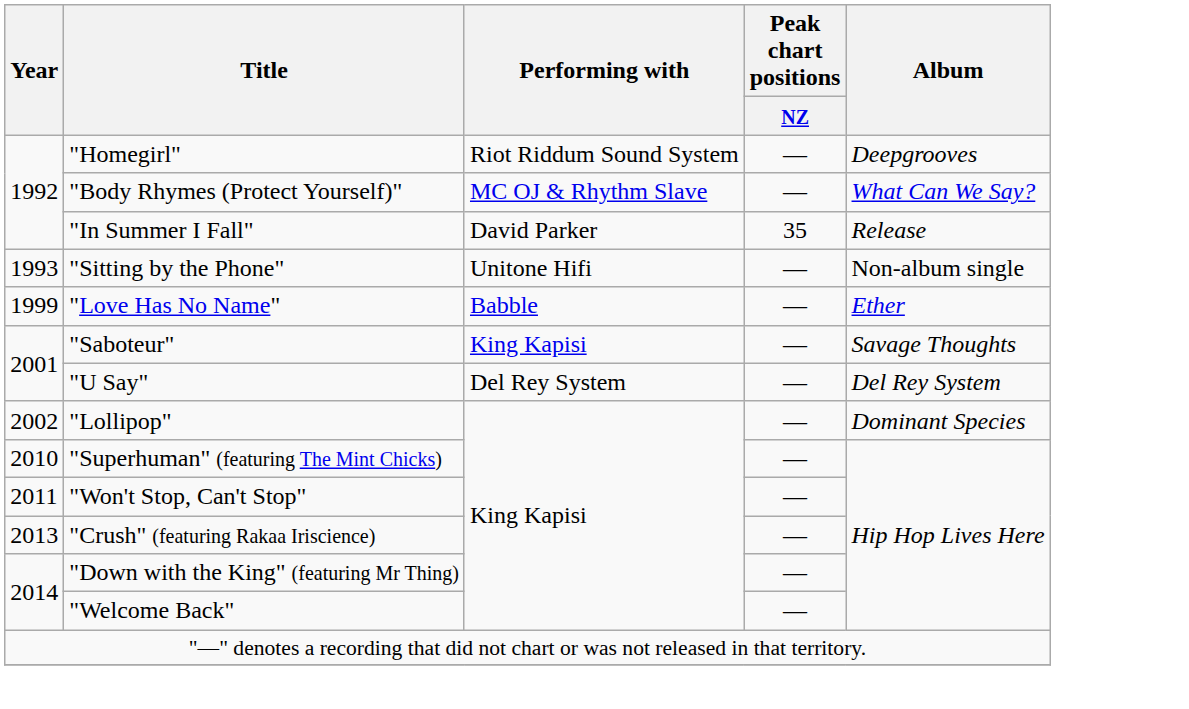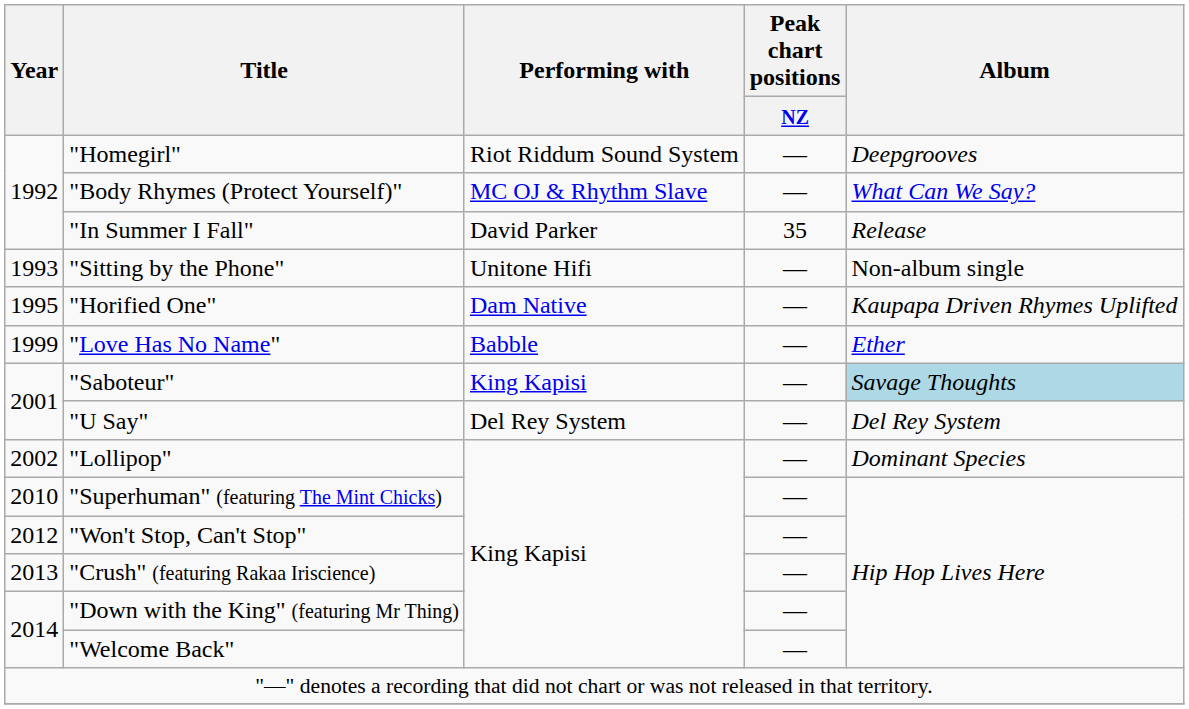+ row: (143, 305)
(934, 343) no background -> (934, 382) lightblue background
(34, 496) 2011 -> (34, 534) 2012
